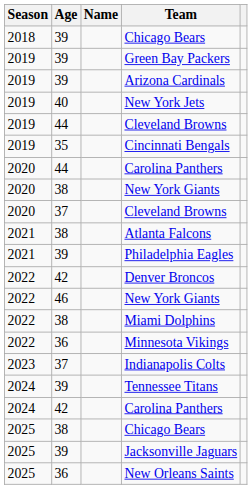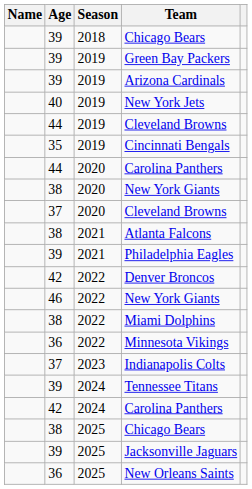columns swapped: (101, 15) <-> (28, 15)
